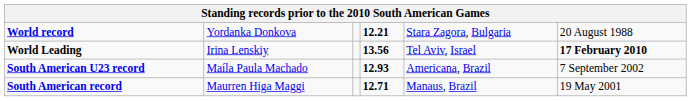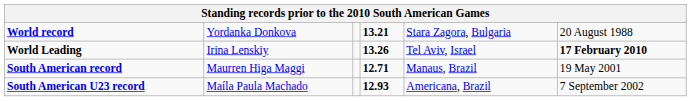(376, 31) 12.21 -> (376, 31) 13.21
(376, 50) 13.56 -> (376, 50) 13.26
rows swapped: (65, 86) <-> (76, 68)
